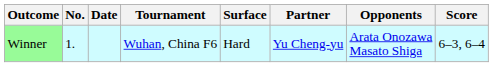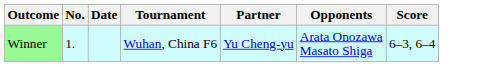- column: (245, 15)
